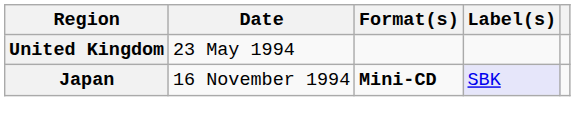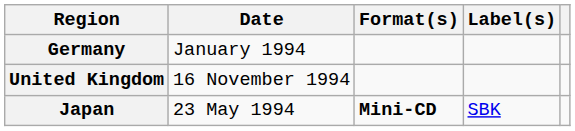+ row: (87, 50)
(234, 50) 23 May 1994 -> (262, 80) 16 November 1994
(262, 80) 16 November 1994 -> (234, 110) 23 May 1994
(484, 80) lavender background -> (484, 110) no background
